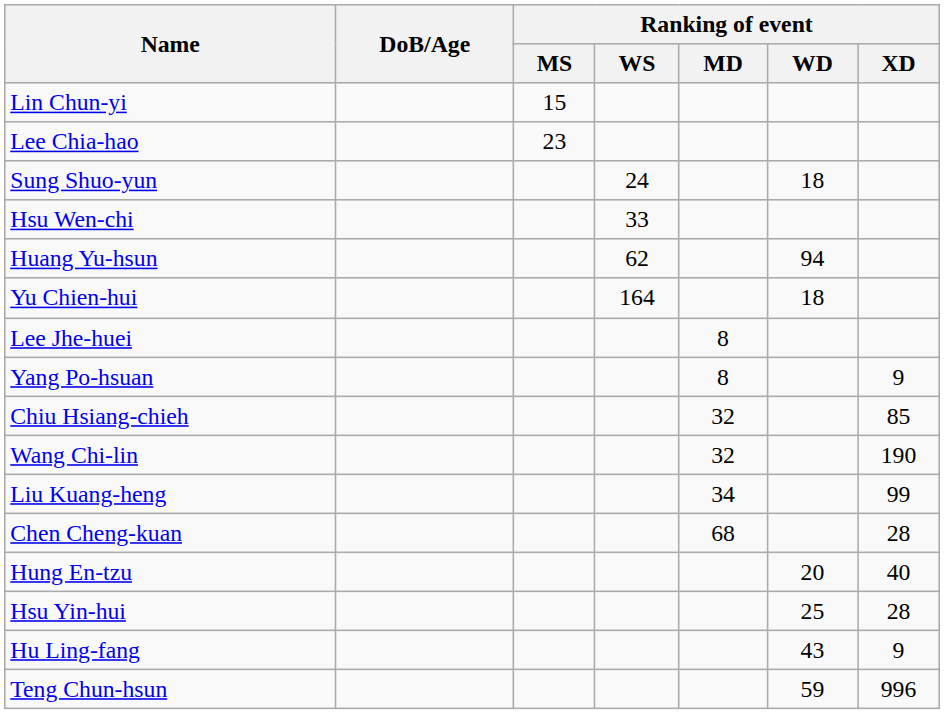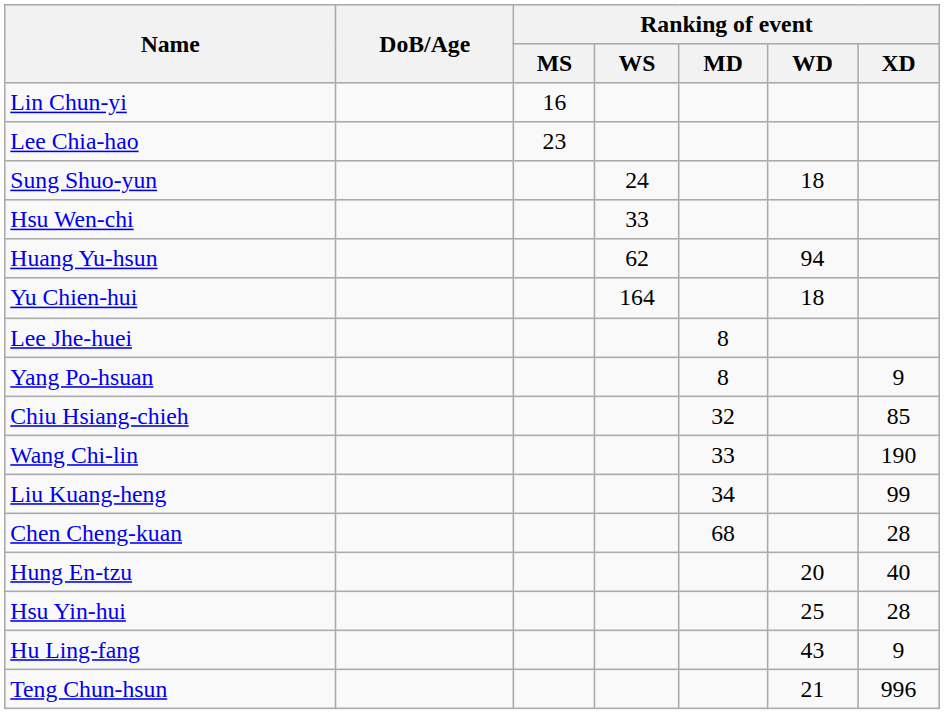(554, 102) 15 -> (554, 102) 16
(723, 454) 32 -> (723, 454) 33
(812, 688) 59 -> (812, 688) 21
